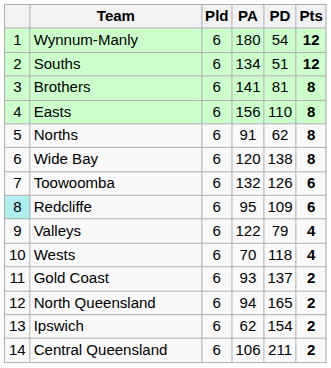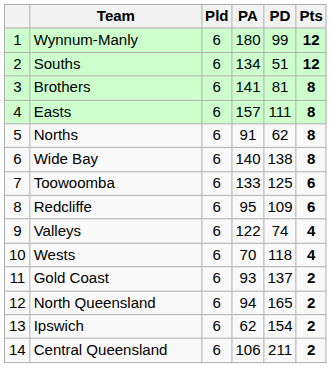(280, 40) 54 -> (280, 40) 99
(248, 111) 156 -> (248, 111) 157
(280, 111) 110 -> (280, 111) 111
(248, 159) 120 -> (248, 159) 140
(248, 183) 132 -> (248, 183) 133
(280, 183) 126 -> (280, 183) 125
(17, 207) paleturquoise background -> (17, 207) no background
(280, 231) 79 -> (280, 231) 74
